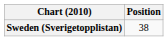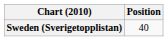(144, 28) 38 -> (144, 28) 40
